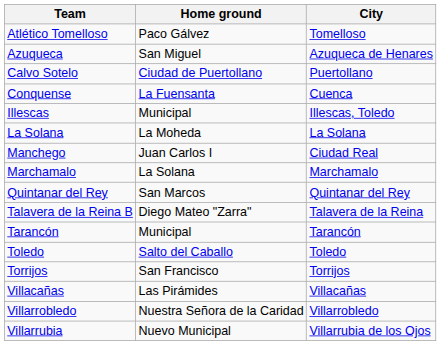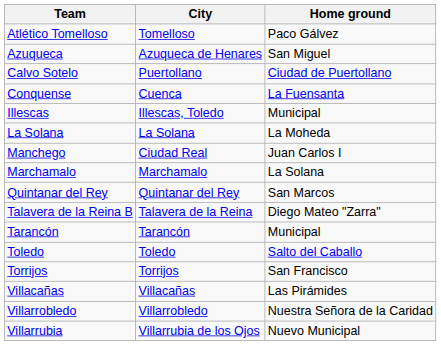columns swapped: (371, 14) <-> (221, 14)
